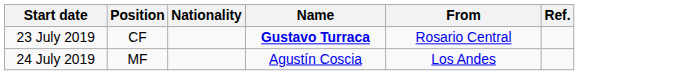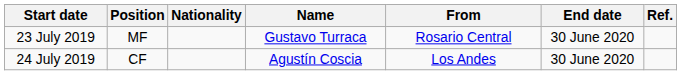+ column: (592, 16)
(137, 38) CF -> (137, 38) MF
(315, 38) bold -> (315, 38) normal
(137, 59) MF -> (137, 59) CF
